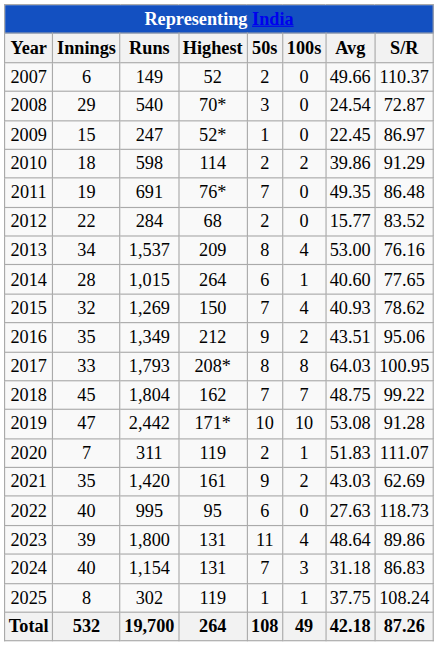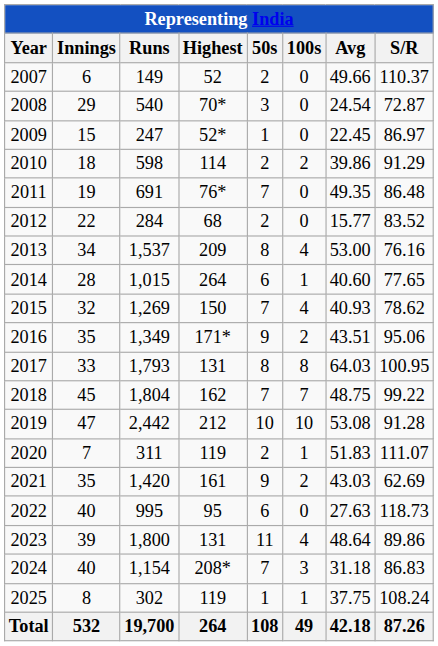(213, 337) 212 -> (213, 337) 171*
(213, 366) 208* -> (213, 366) 131
(213, 423) 171* -> (213, 423) 212
(213, 568) 131 -> (213, 568) 208*
